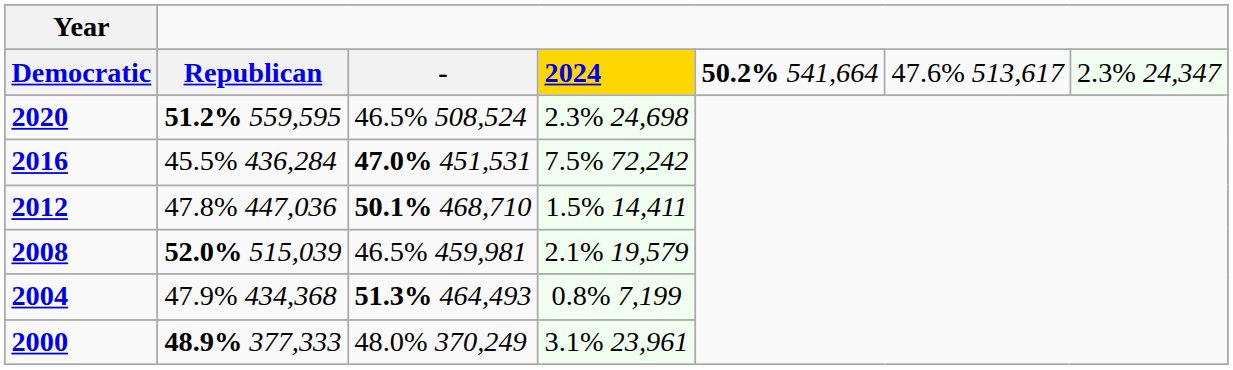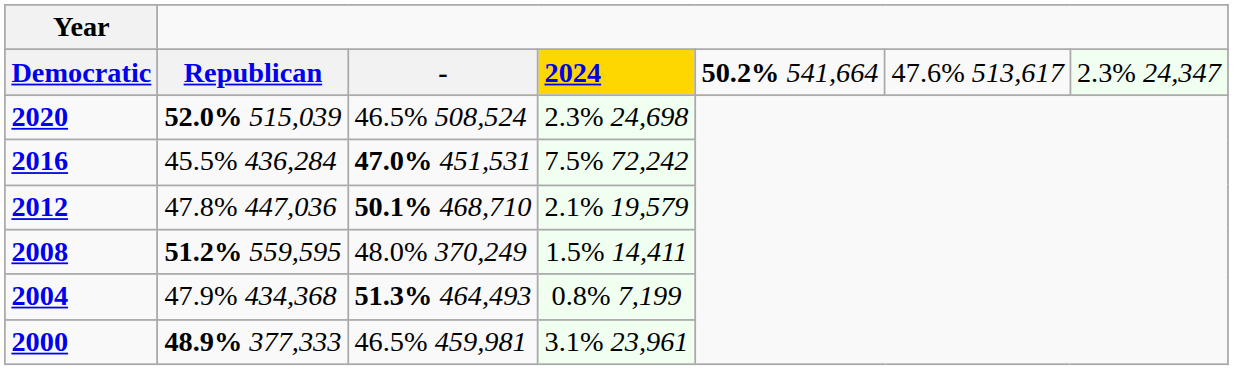(253, 116) 51.2% 559,595 -> (253, 116) 52.0% 515,039
(616, 206) 1.5% 14,411 -> (616, 206) 2.1% 19,579
(253, 251) 52.0% 515,039 -> (253, 251) 51.2% 559,595
(441, 251) 46.5% 459,981 -> (441, 251) 48.0% 370,249
(616, 251) 2.1% 19,579 -> (616, 251) 1.5% 14,411
(441, 341) 48.0% 370,249 -> (441, 341) 46.5% 459,981
